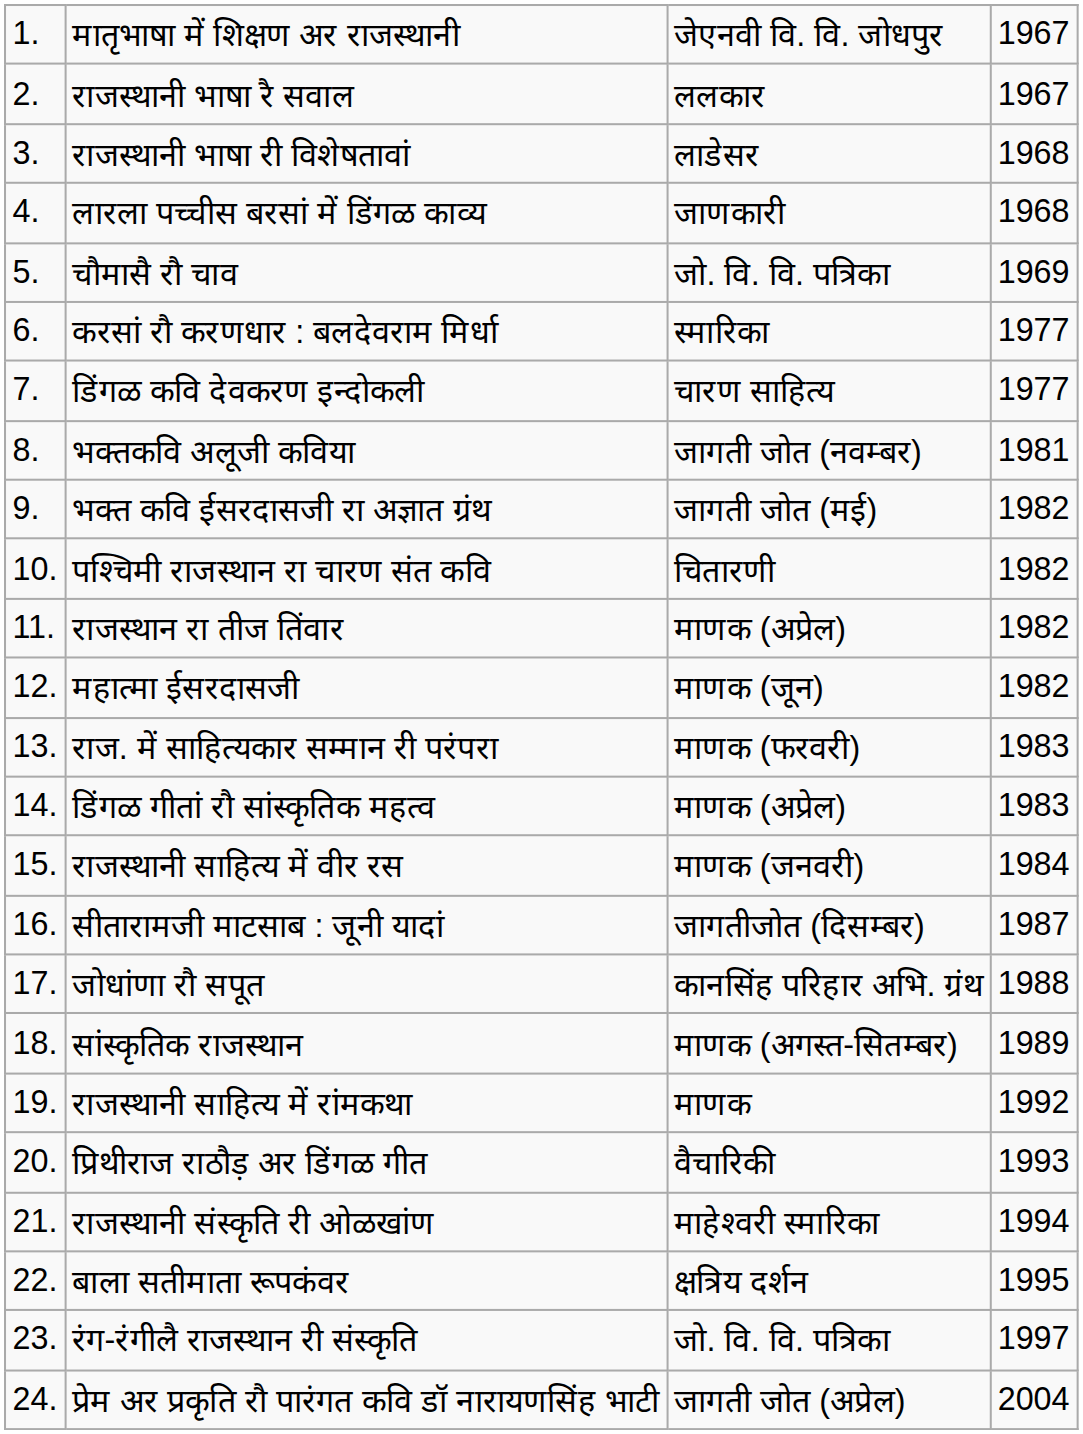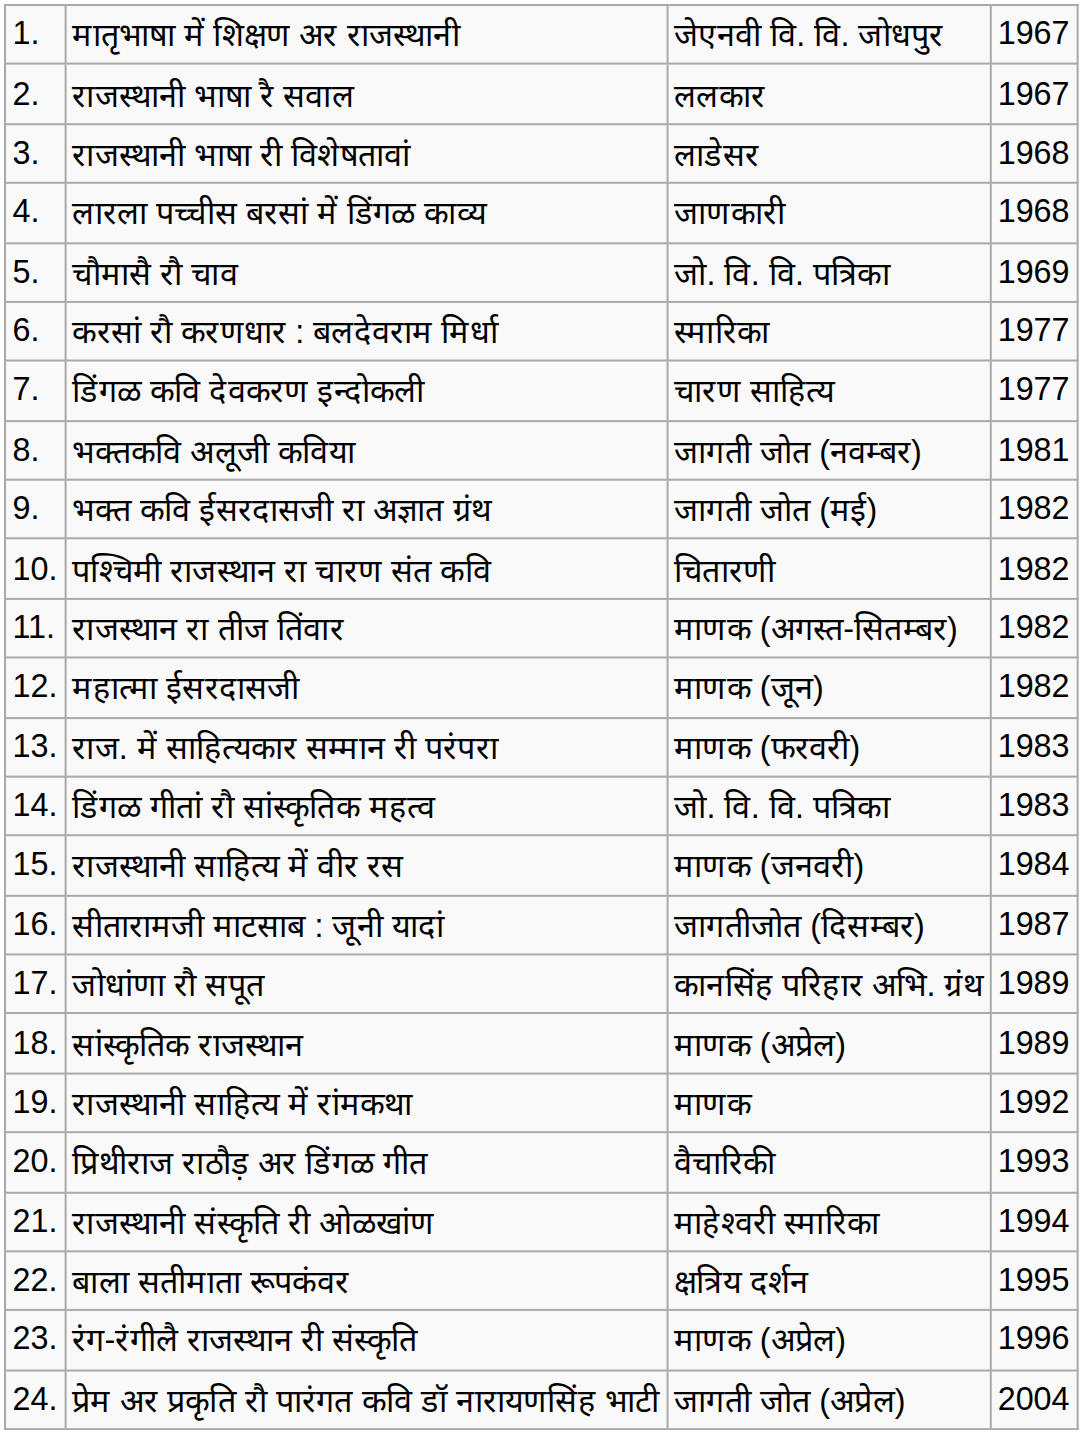(760, 629) माणक (अप्रेल) -> (816, 629) माणक (अगस्त-सितम्बर)
(760, 807) माणक (अप्रेल) -> (782, 807) जो. वि. वि. पत्रिका
(1034, 983) 1988 -> (1034, 983) 1989
(816, 1044) माणक (अगस्त-सितम्बर) -> (760, 1044) माणक (अप्रेल)
(782, 1341) जो. वि. वि. पत्रिका -> (760, 1341) माणक (अप्रेल)
(1034, 1339) 1997 -> (1034, 1339) 1996
